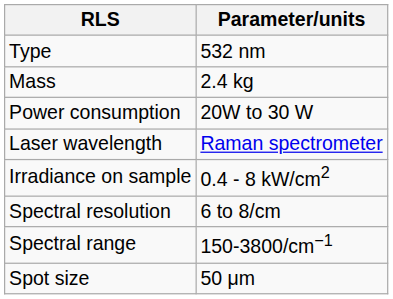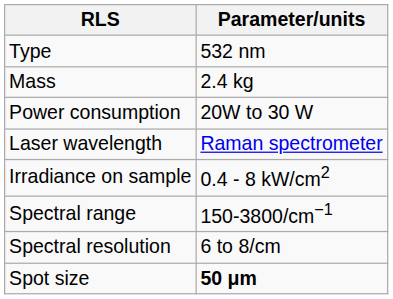rows swapped: (73, 244) <-> (90, 211)
(228, 278) normal -> (229, 278) bold
